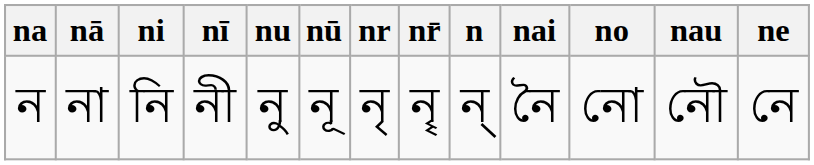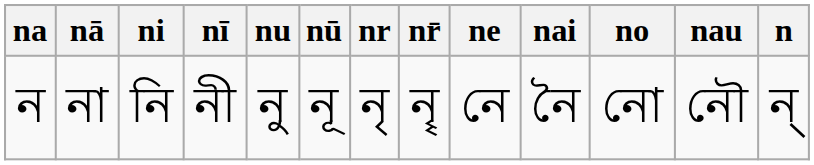columns swapped: (774, 30) <-> (474, 30)
